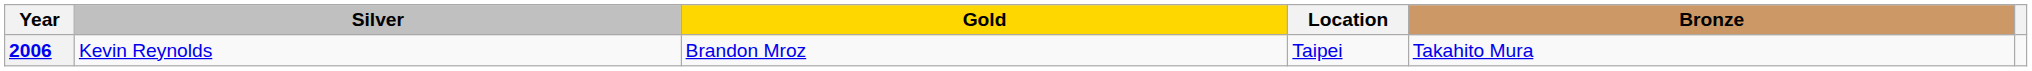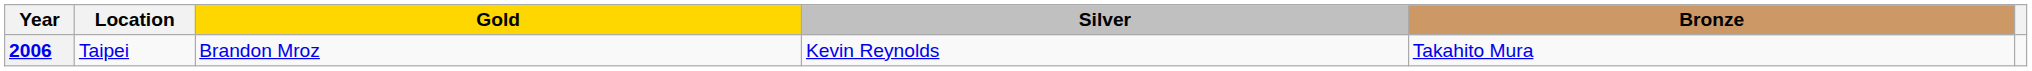columns swapped: (1348, 19) <-> (378, 19)
